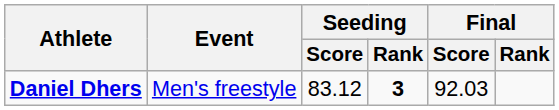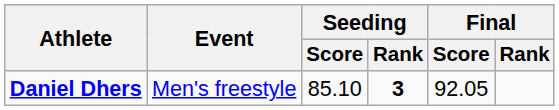(335, 89) 83.12 -> (335, 89) 85.10
(461, 89) 92.03 -> (461, 89) 92.05
